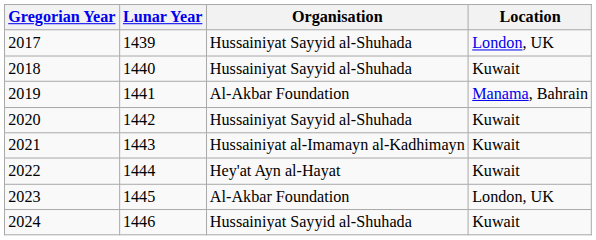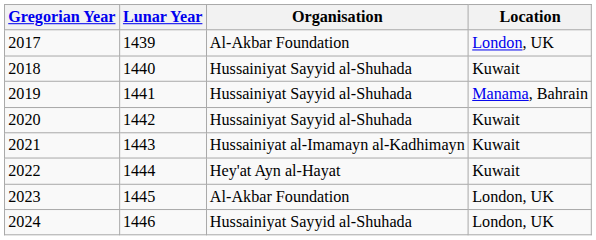(311, 42) Hussainiyat Sayyid al-Shuhada -> (280, 42) Al-Akbar Foundation
(280, 94) Al-Akbar Foundation -> (311, 94) Hussainiyat Sayyid al-Shuhada
(496, 222) Kuwait -> (513, 222) London, UK
